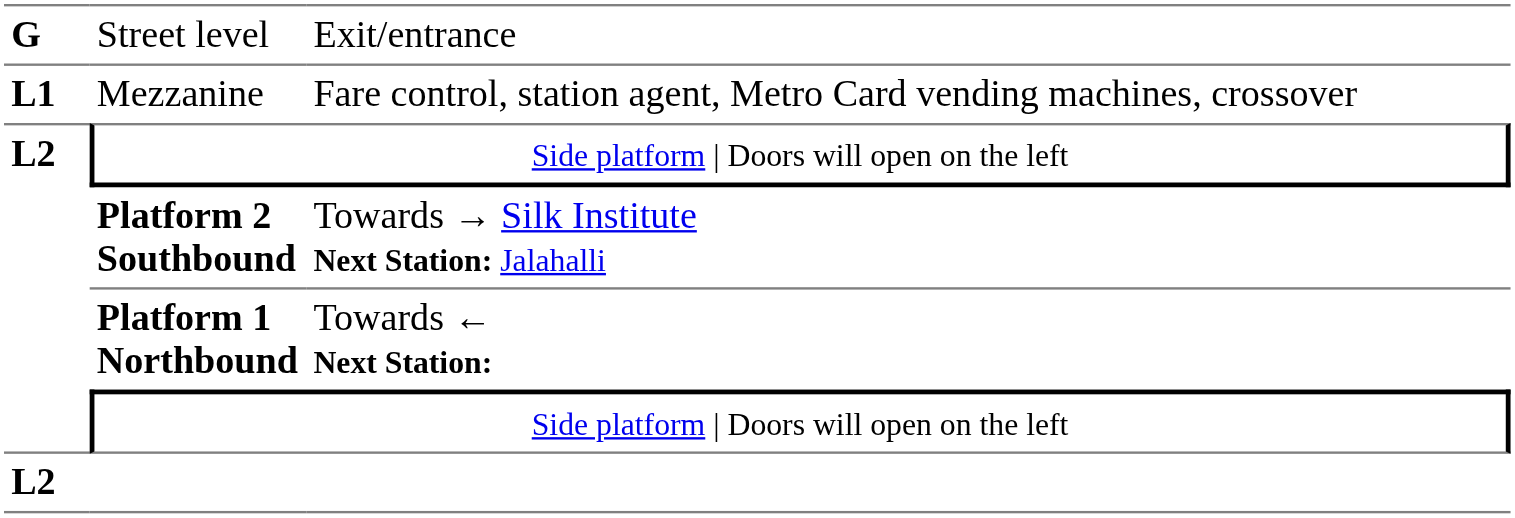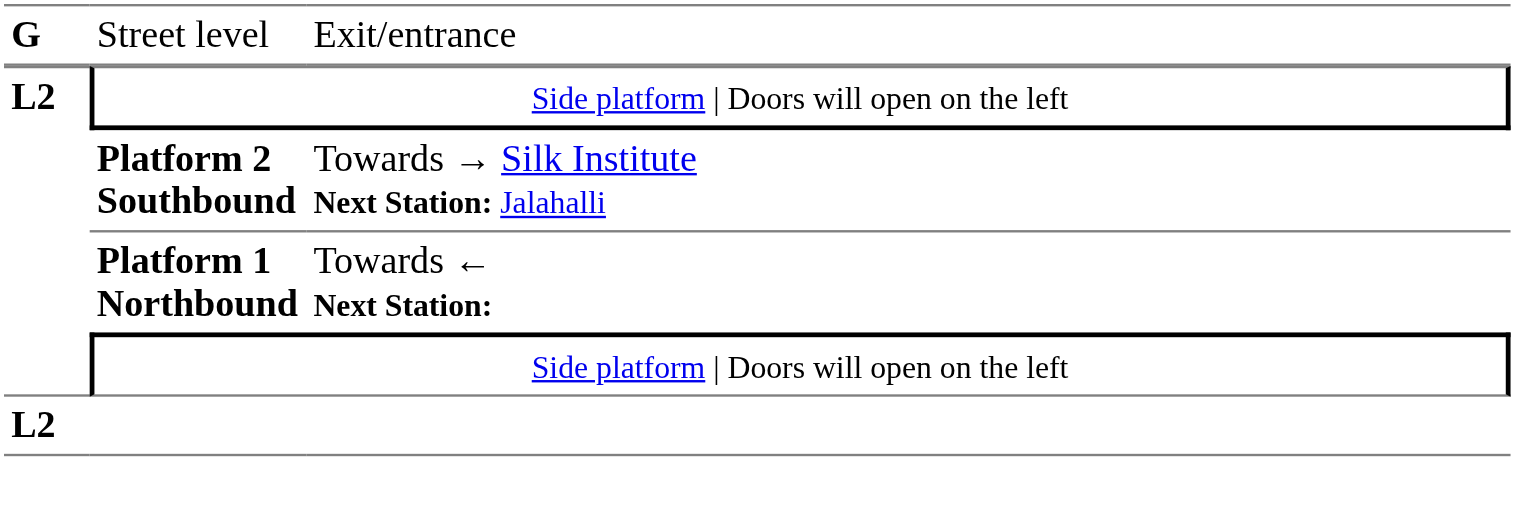- row: (180, 93)
